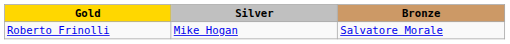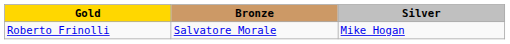columns swapped: (254, 13) <-> (421, 13)
